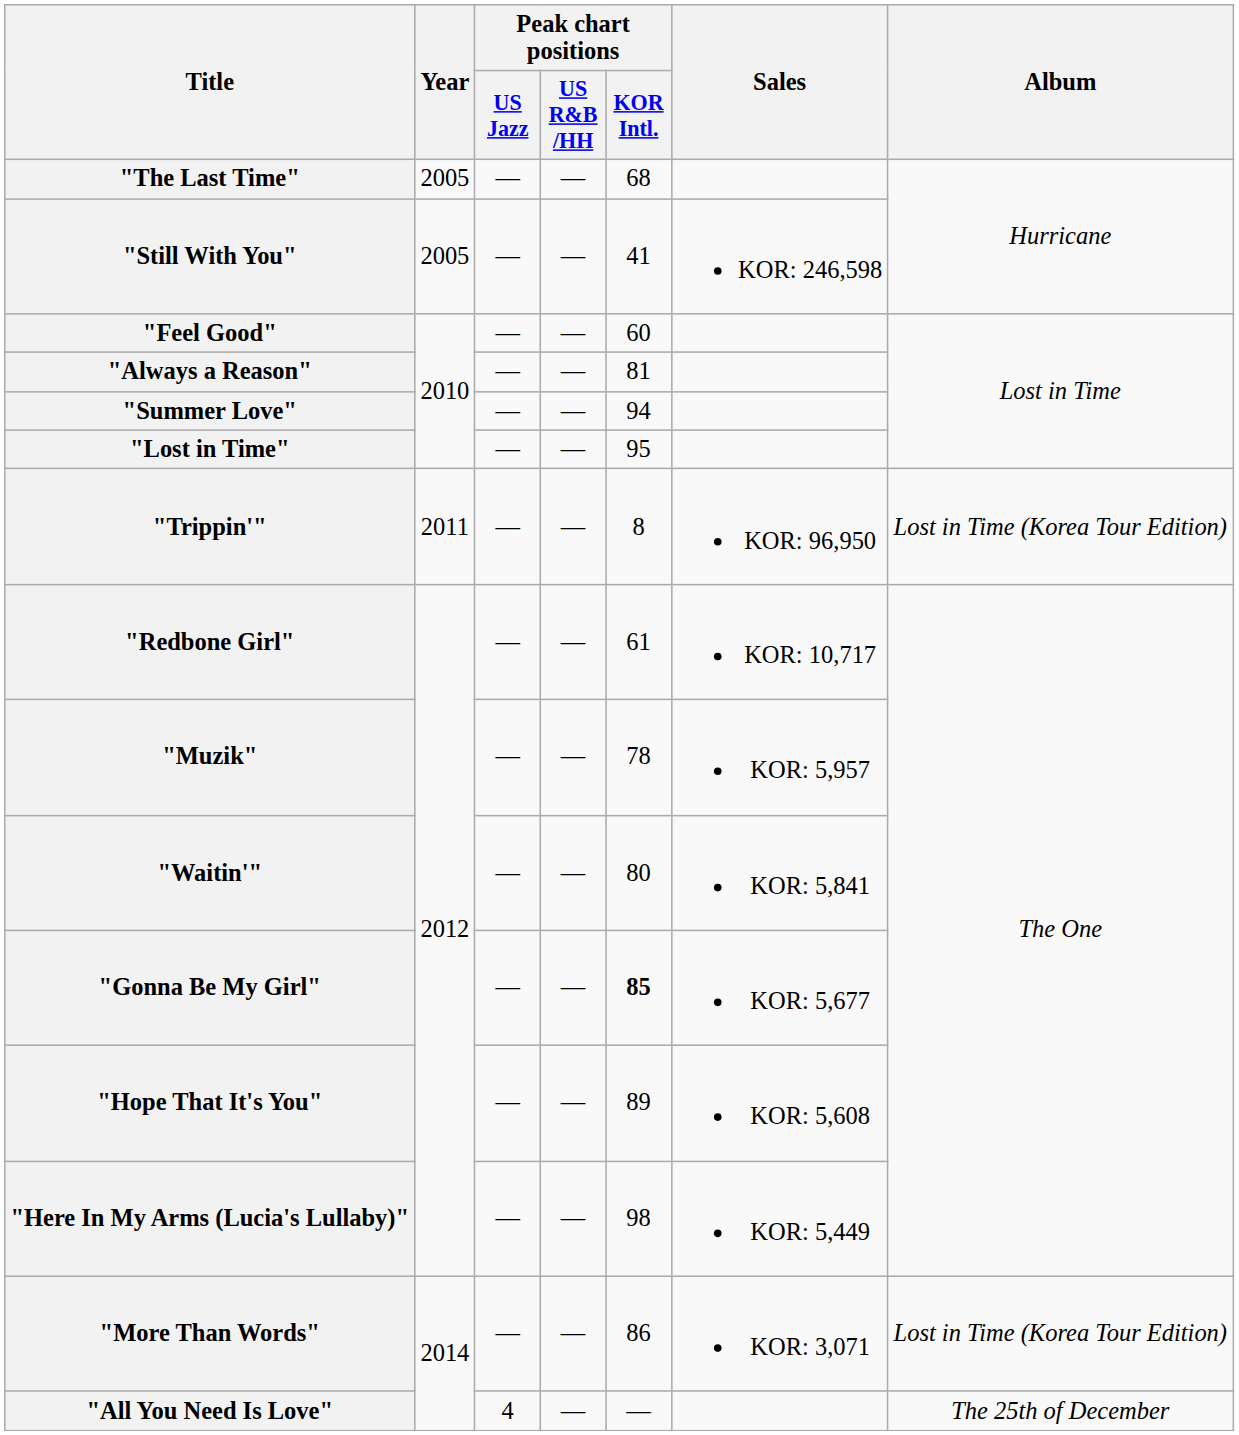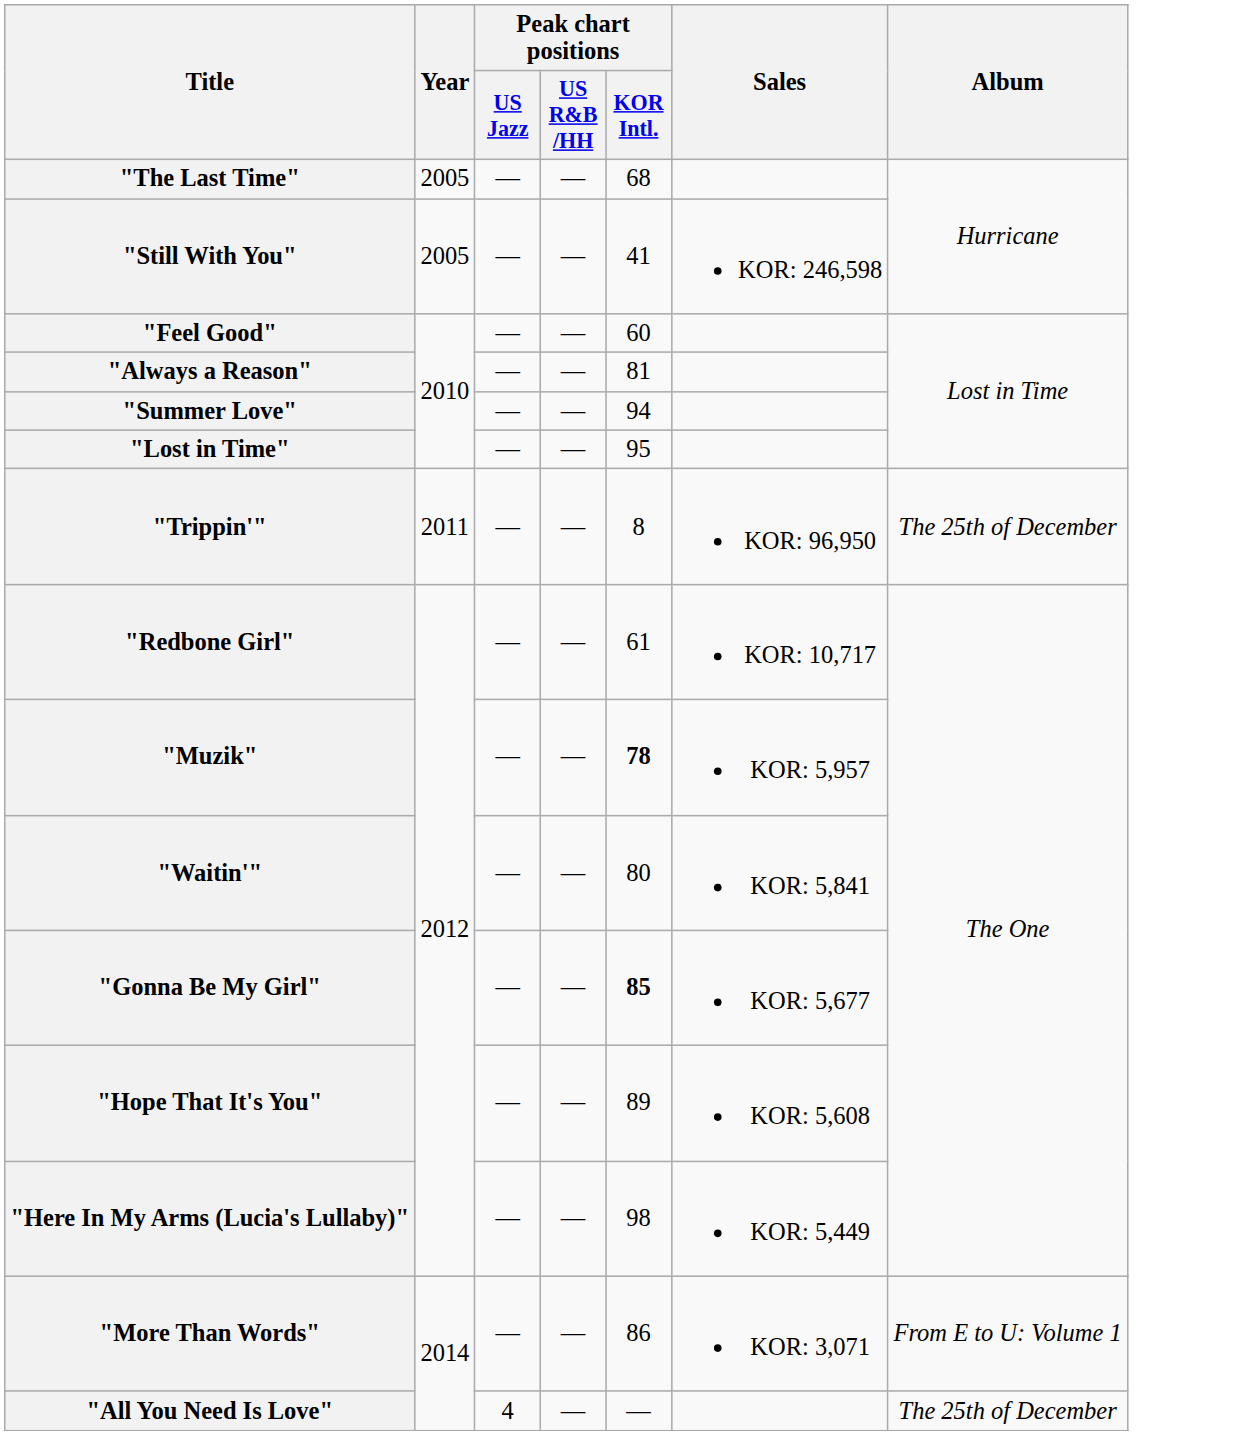(1060, 526) Lost in Time (Korea Tour Edition) -> (1008, 526) The 25th of December
(639, 756) normal -> (639, 756) bold
(1060, 1333) Lost in Time (Korea Tour Edition) -> (1008, 1333) From E to U: Volume 1
